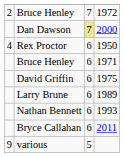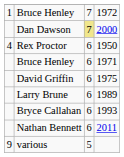(9, 12) 2 -> (9, 12) 1
(49, 111) Nathan Bennett -> (49, 111) Bryce Callahan
(49, 128) Bryce Callahan -> (49, 128) Nathan Bennett
